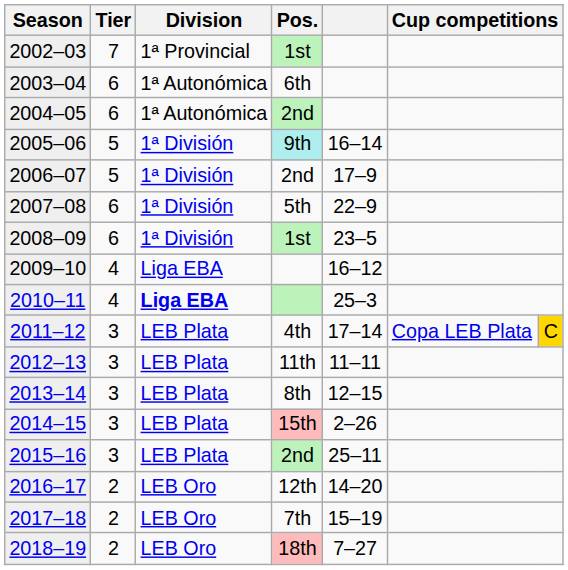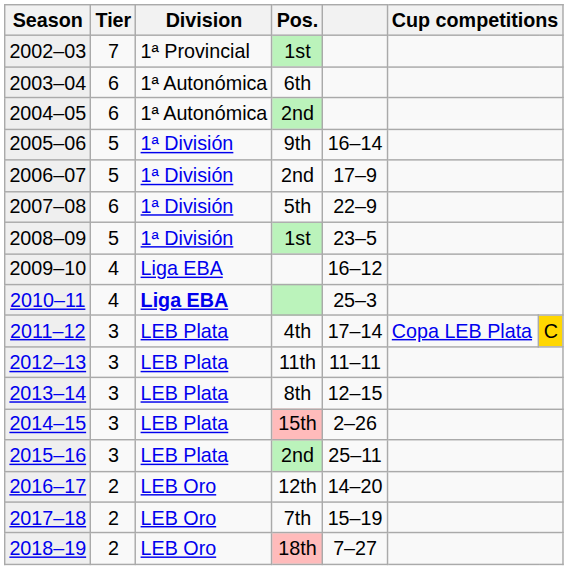(297, 144) paleturquoise background -> (297, 144) no background
(113, 237) 6 -> (113, 237) 5
